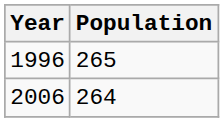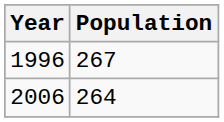(96, 60) 265 -> (96, 60) 267
